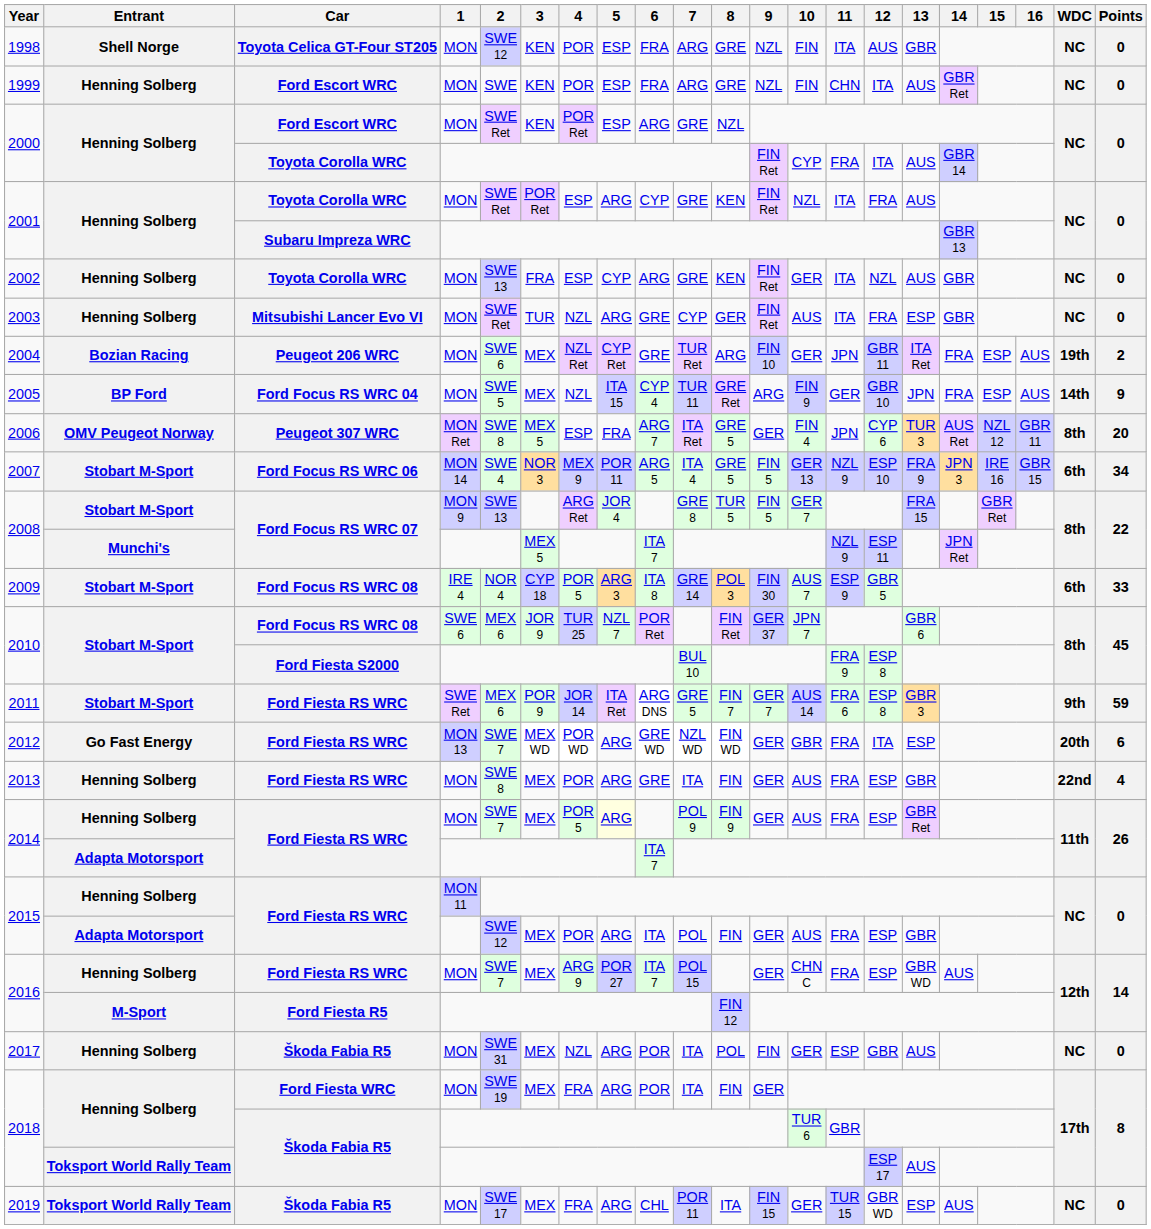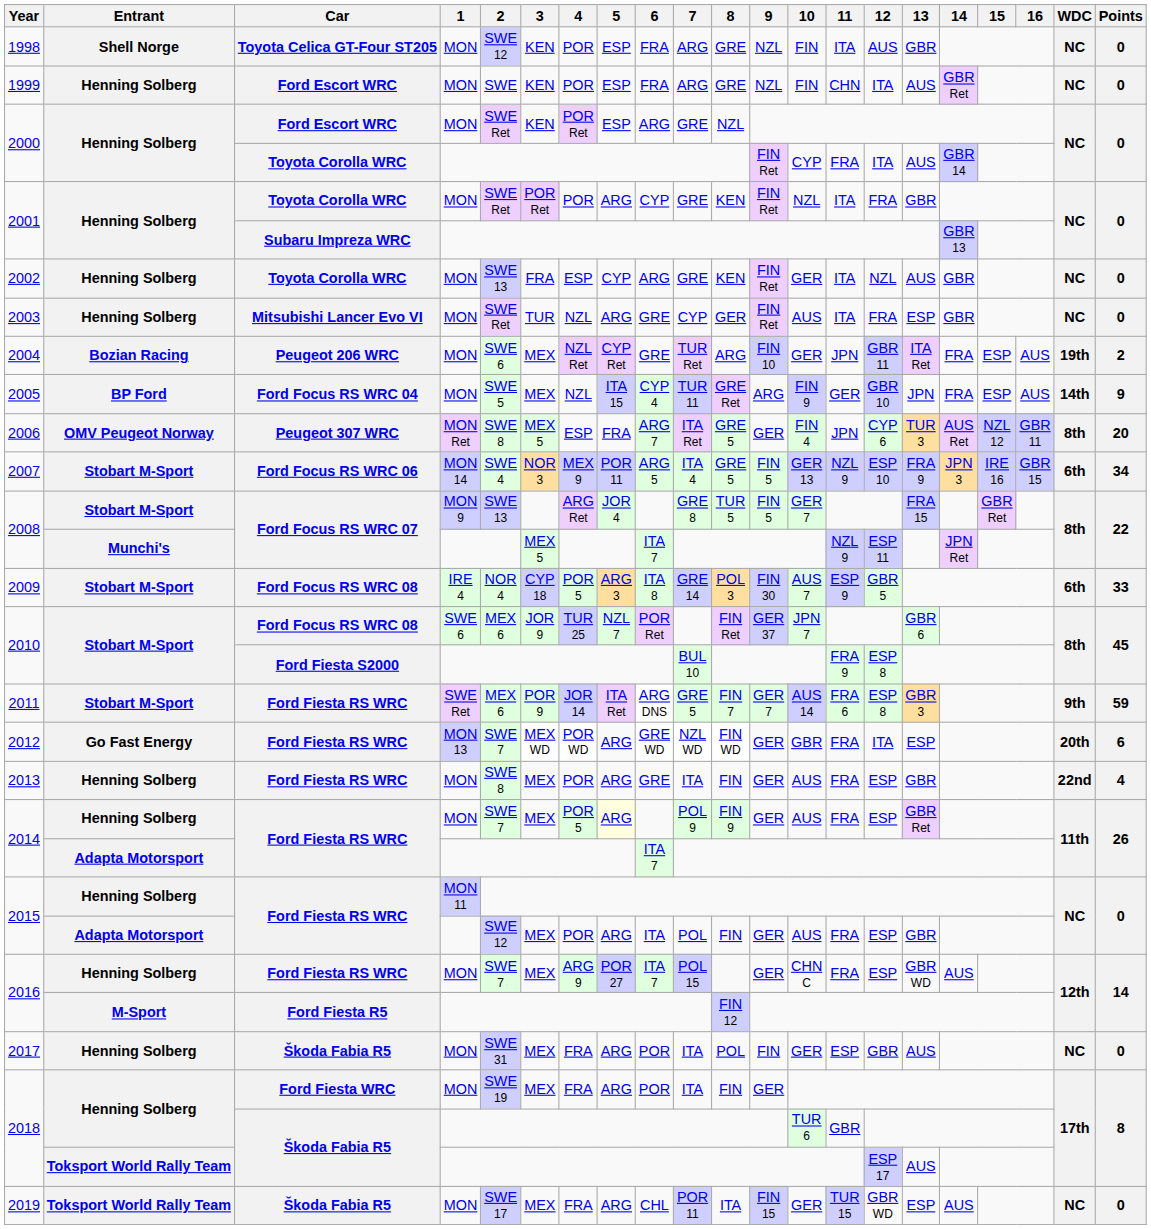(578, 201) ESP -> (578, 201) POR
(921, 201) AUS -> (921, 201) GBR
(578, 1050) NZL -> (578, 1050) FRA
